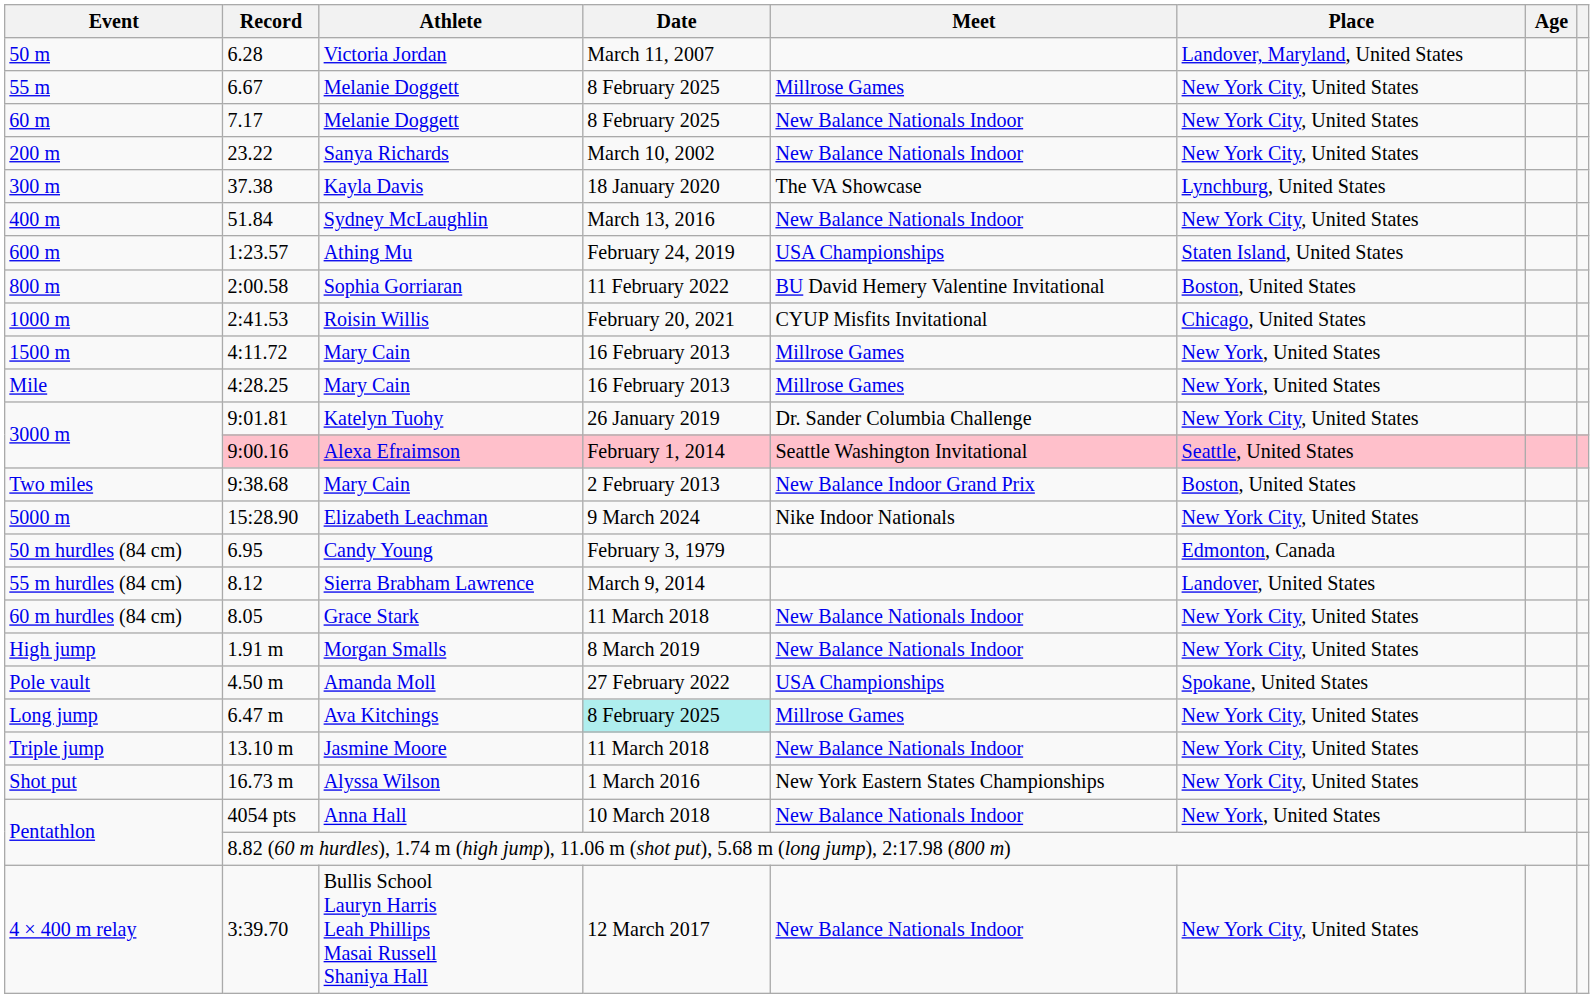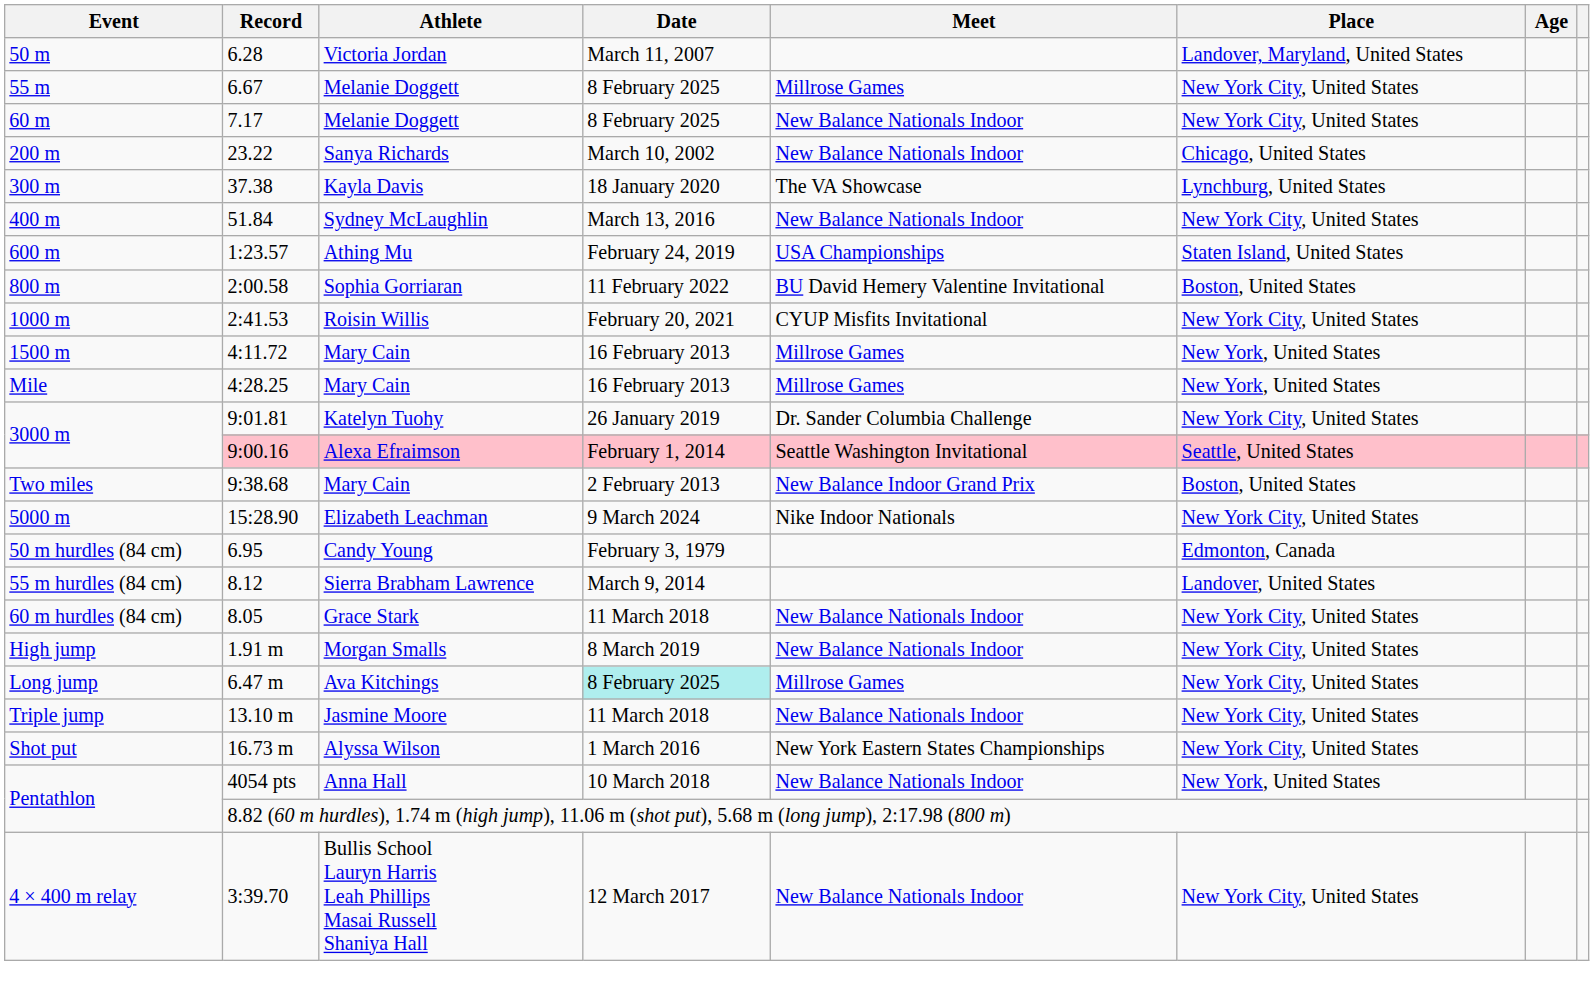(1300, 153) New York City, United States -> (1274, 153) Chicago, United States
(1274, 318) Chicago, United States -> (1300, 318) New York City, United States
- row: (50, 682)
